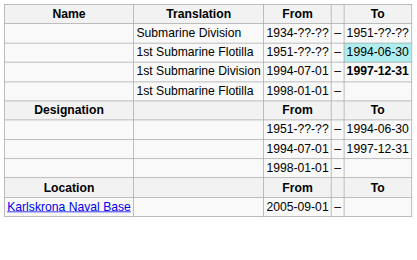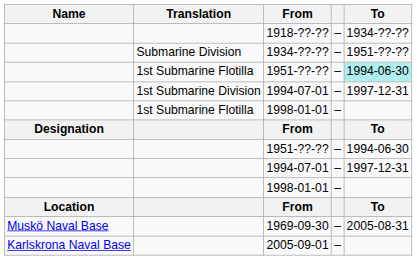+ row: (199, 33)
(378, 71) bold -> (378, 91) normal
+ row: (199, 226)
